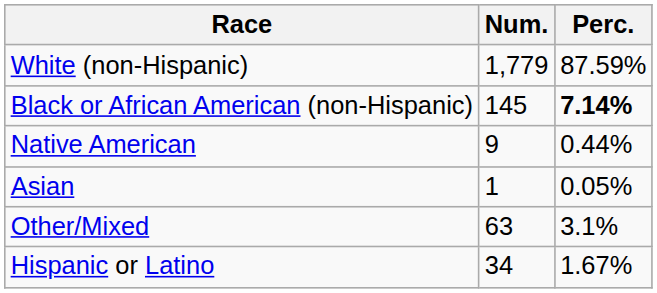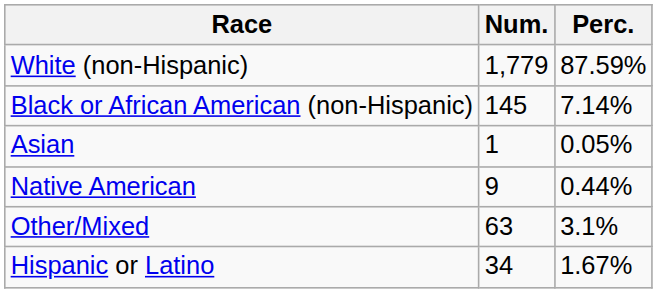(596, 105) bold -> (596, 105) normal
rows swapped: (103, 145) <-> (42, 186)
